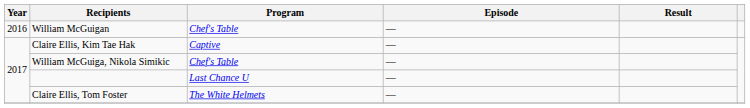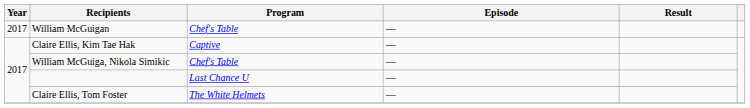(17, 29) 2016 -> (17, 29) 2017
